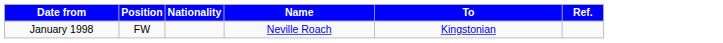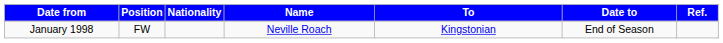+ column: (619, 13)
